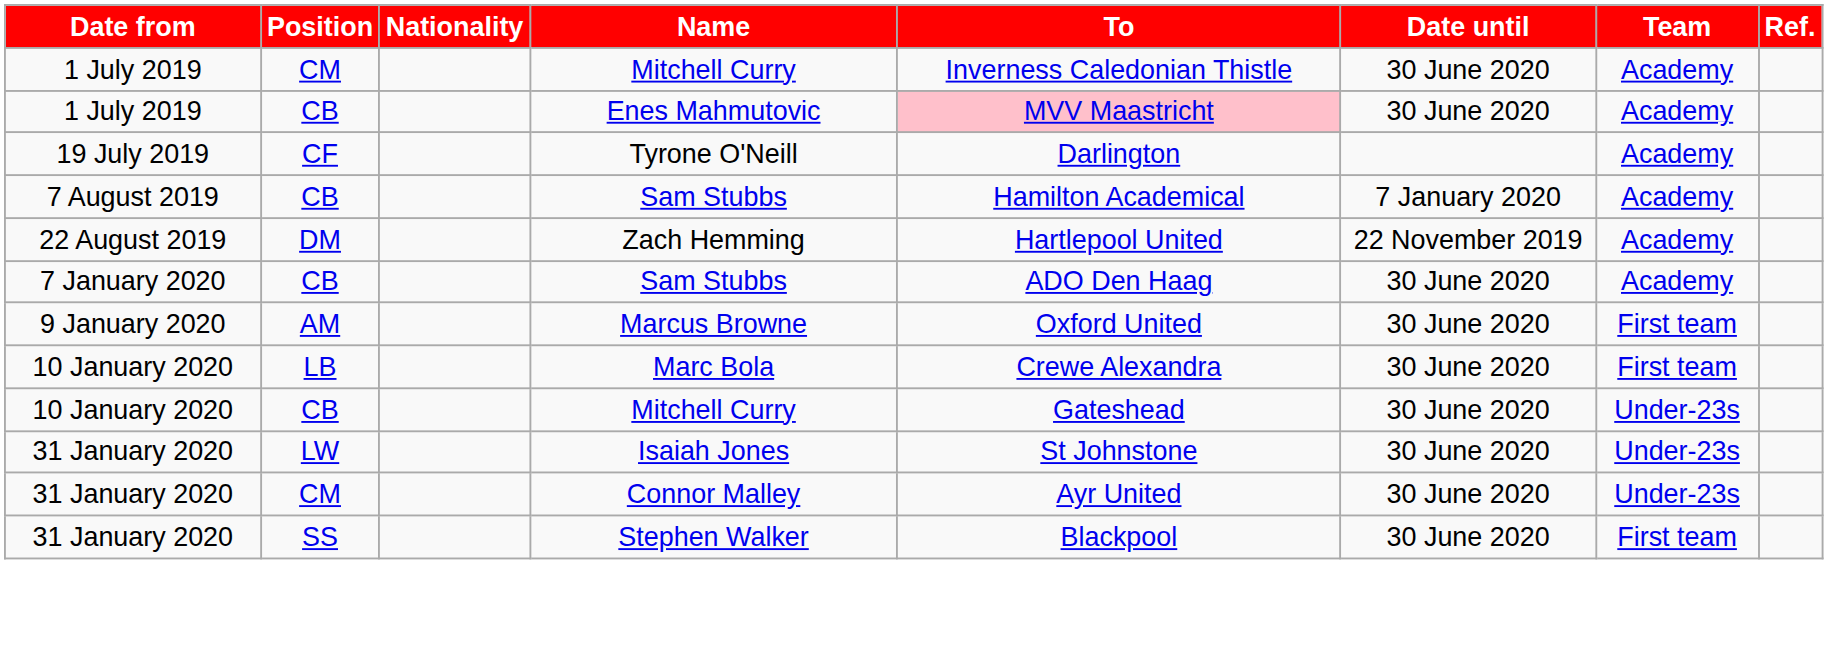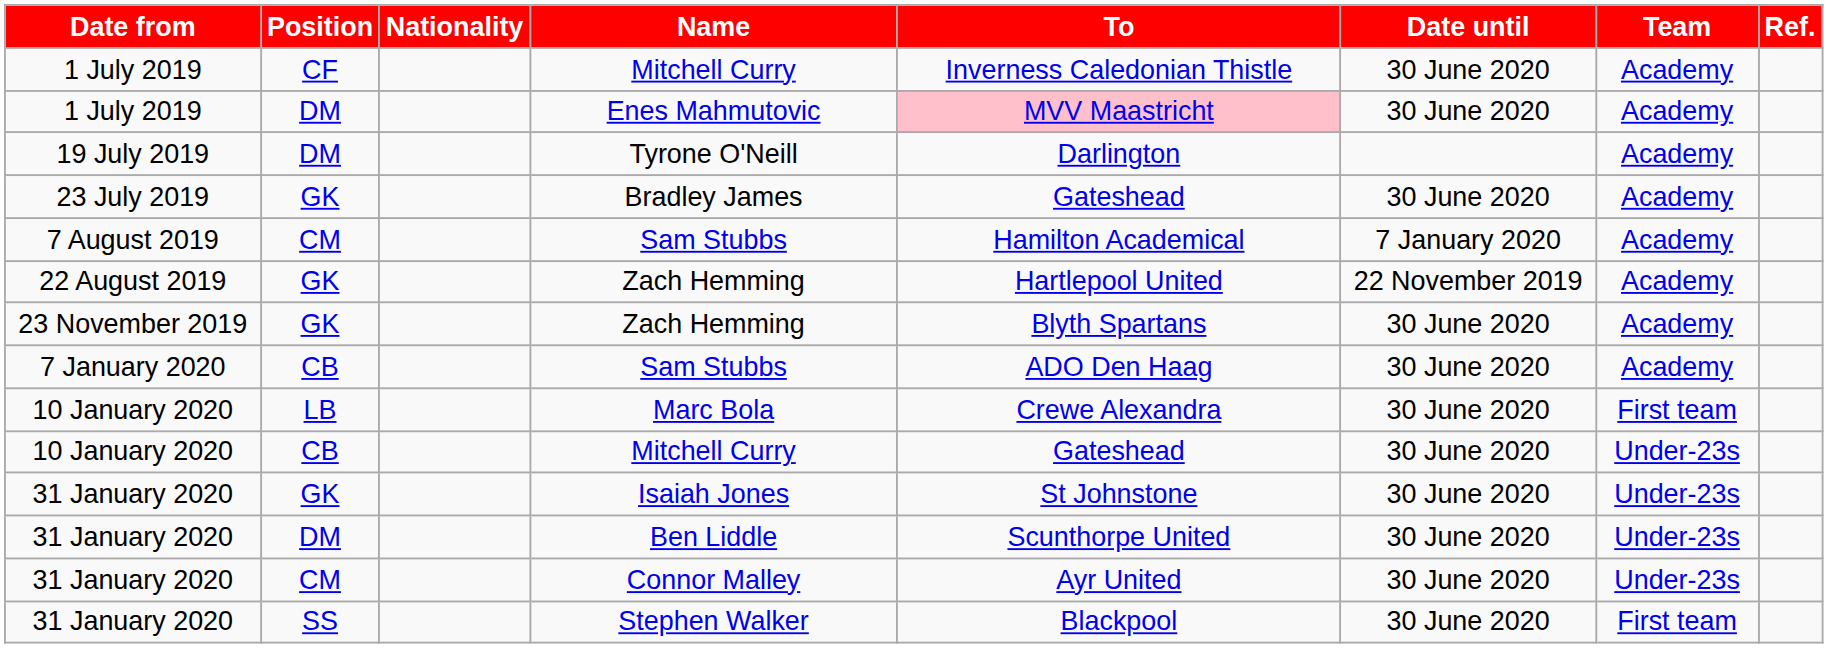(320, 69) CM -> (320, 69) CF
(320, 112) CB -> (320, 112) DM
(320, 154) CF -> (320, 154) DM
+ row: (133, 197)
(320, 197) CB -> (320, 239) CM
(320, 239) DM -> (320, 282) GK
+ row: (133, 324)
- row: (133, 324)
(320, 452) LW -> (320, 495) GK
+ row: (133, 537)
